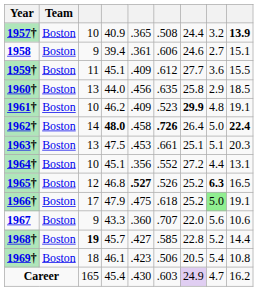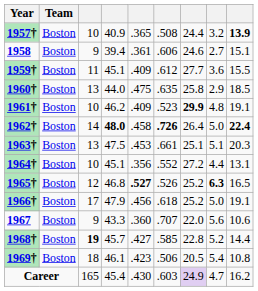(141, 88) .456 -> (141, 88) .475
(141, 201) .475 -> (141, 201) .456
(216, 201) lightgreen background -> (216, 201) no background
